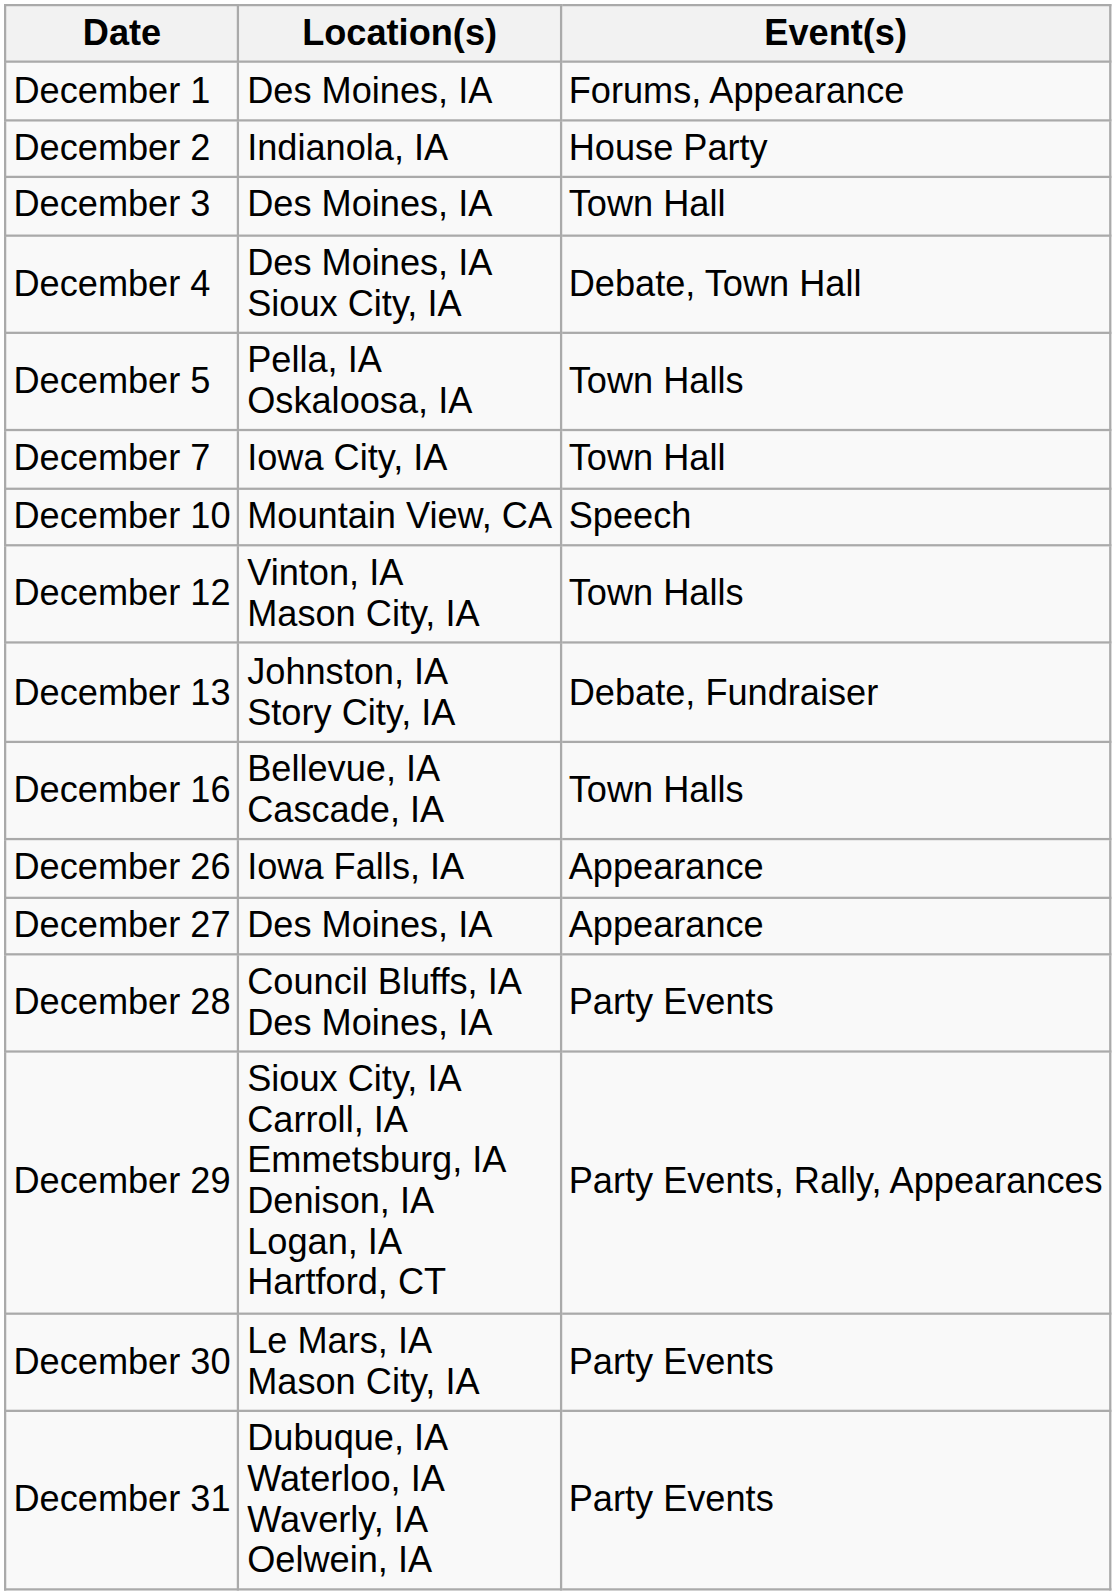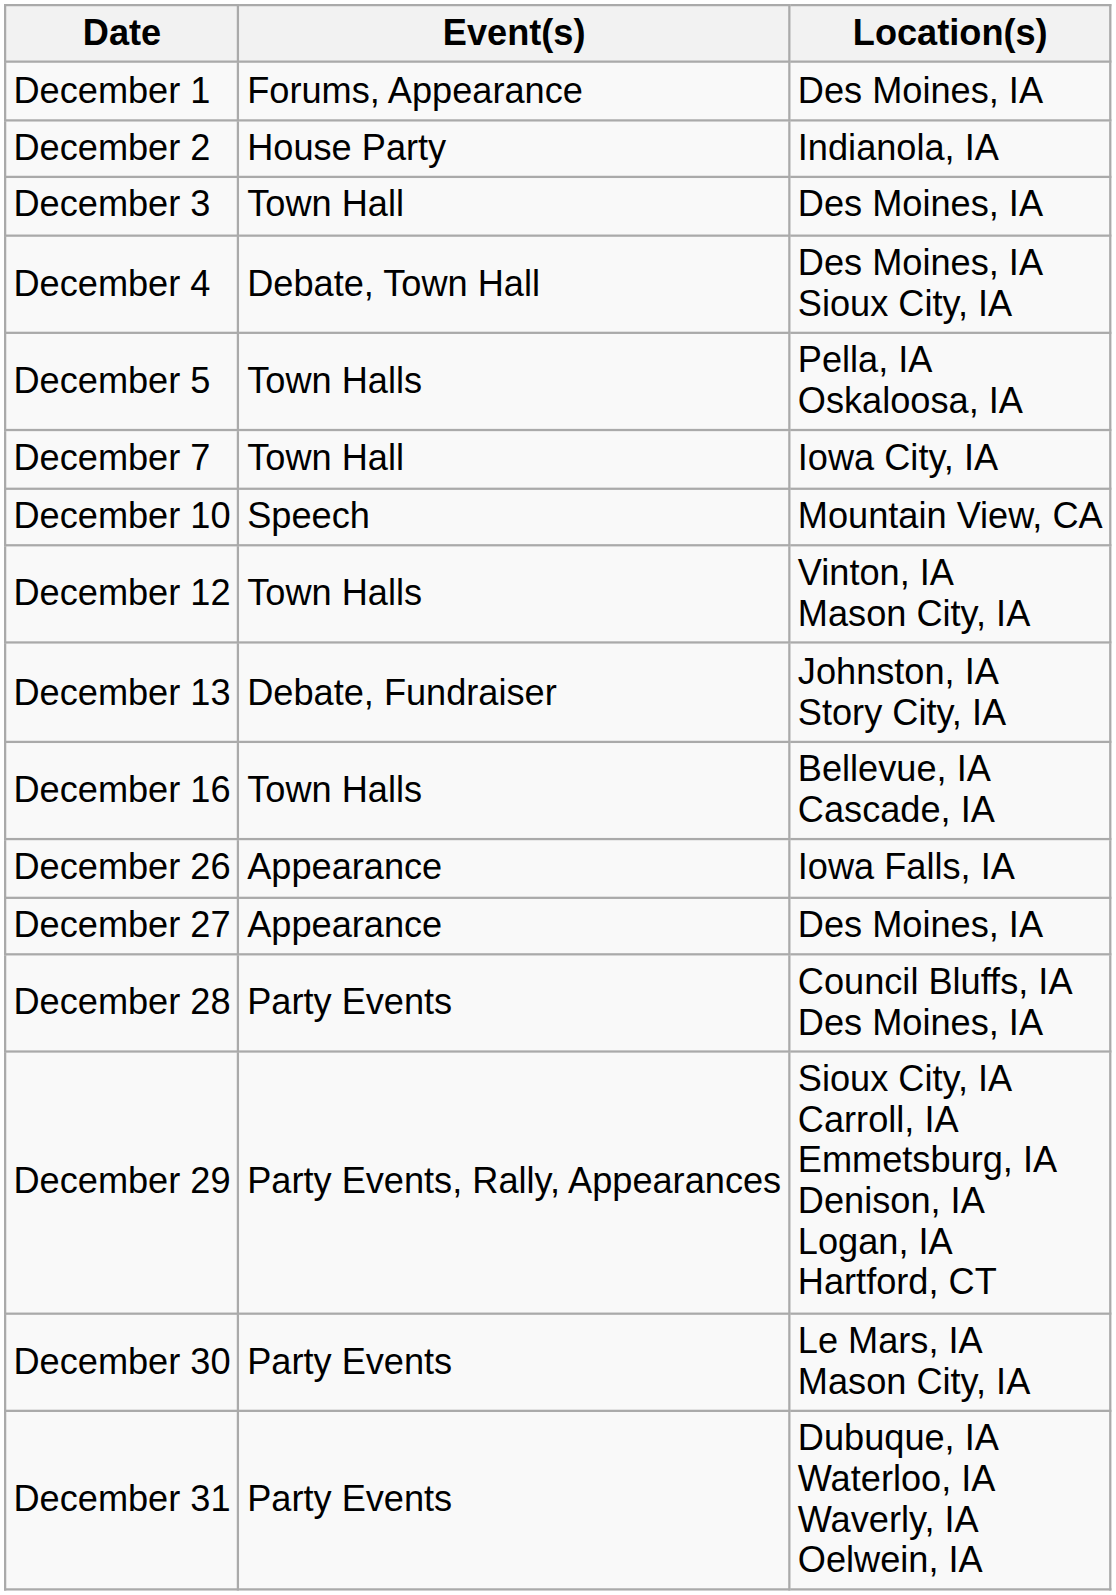columns swapped: (400, 33) <-> (836, 33)
